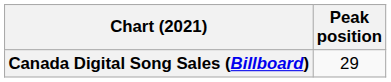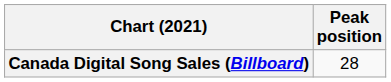(349, 63) 29 -> (349, 63) 28
